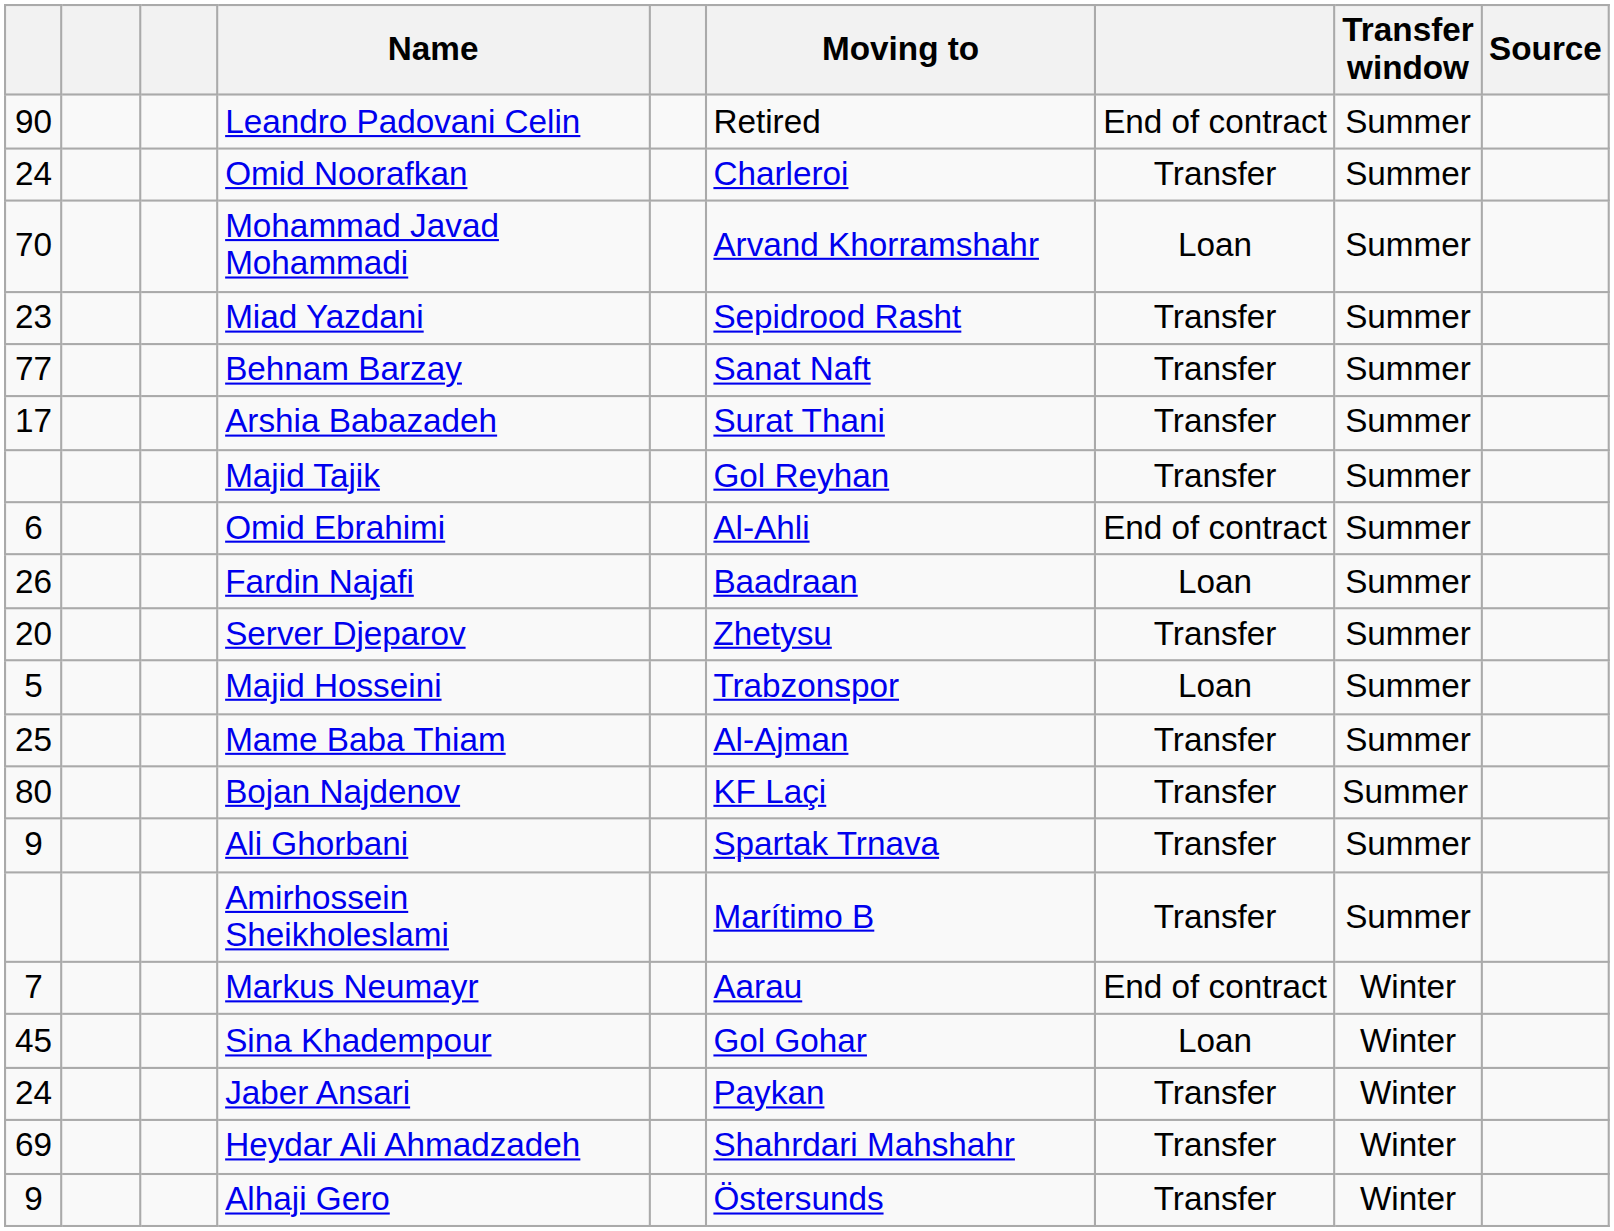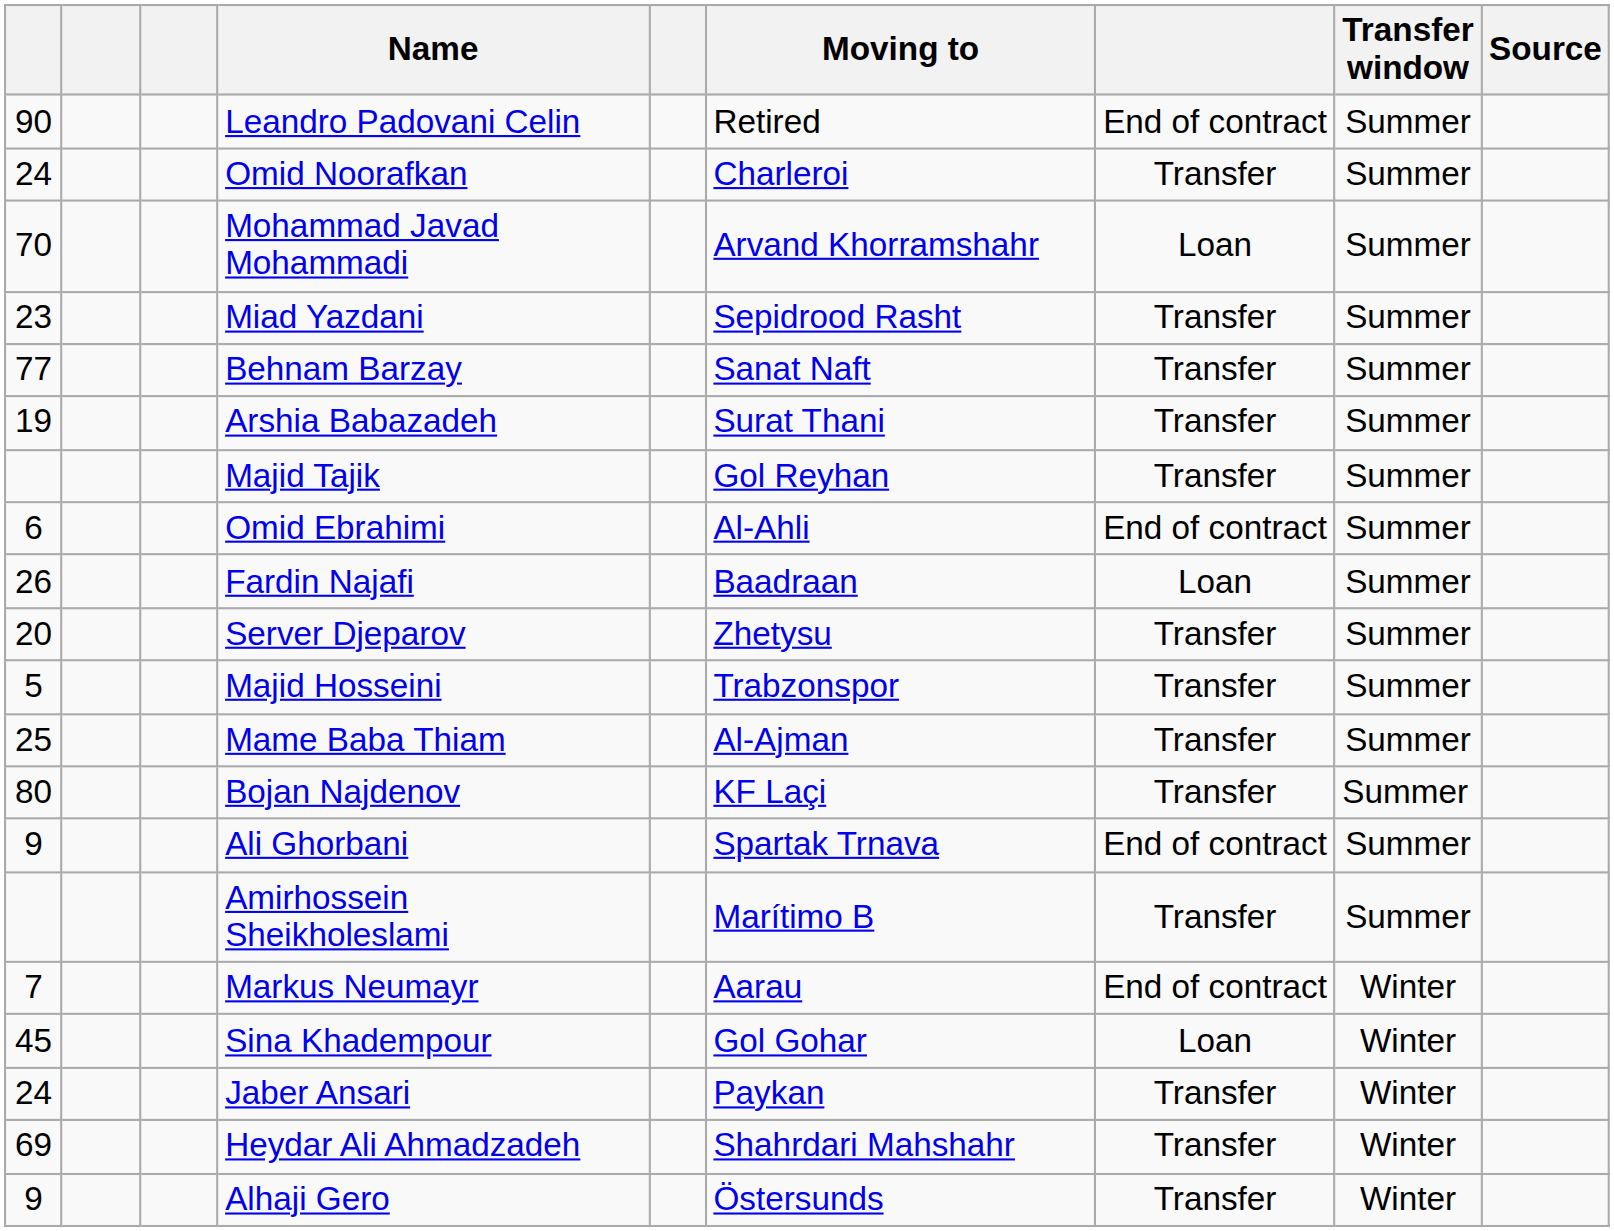(33, 422) 17 -> (33, 422) 19
(1215, 686) Loan -> (1215, 686) Transfer
(1215, 844) Transfer -> (1215, 844) End of contract
